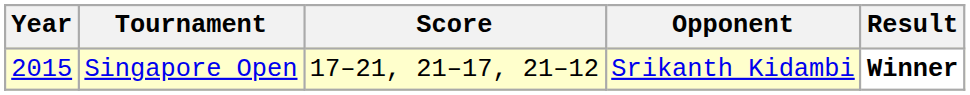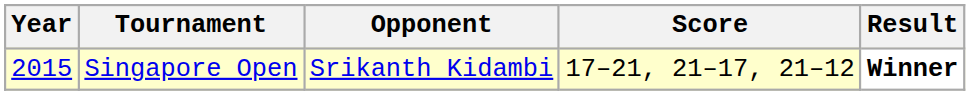columns swapped: (733, 26) <-> (454, 26)
